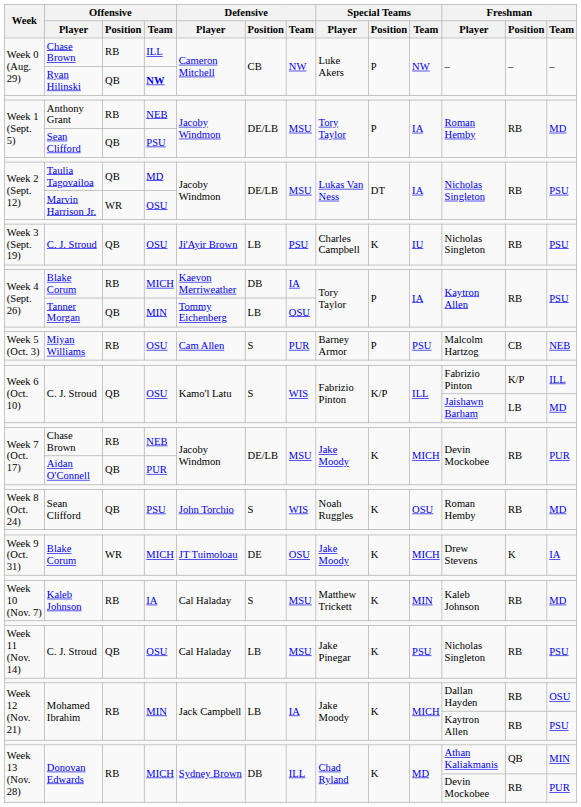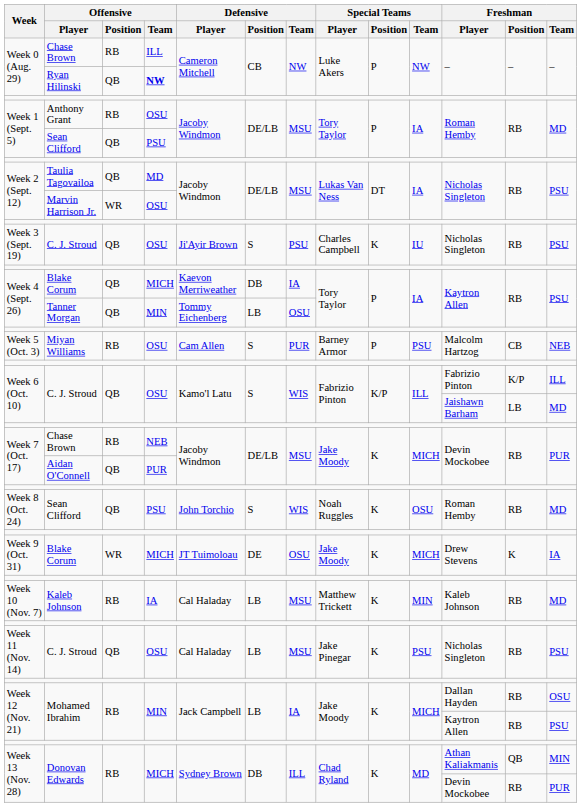(157, 114) NEB -> (157, 114) OSU
(254, 244) LB -> (251, 244) S
(112, 284) RB -> (112, 284) QB
(251, 600) S -> (254, 600) LB
